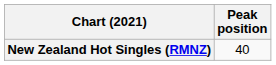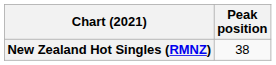(242, 49) 40 -> (242, 49) 38
